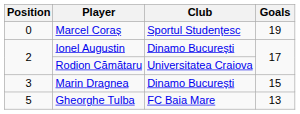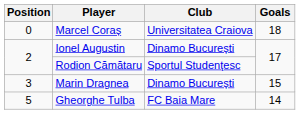(194, 30) Sportul Studenţesc -> (200, 30) Universitatea Craiova
(275, 30) 19 -> (275, 30) 18
(200, 65) Universitatea Craiova -> (194, 65) Sportul Studenţesc
(275, 100) 13 -> (275, 100) 14
